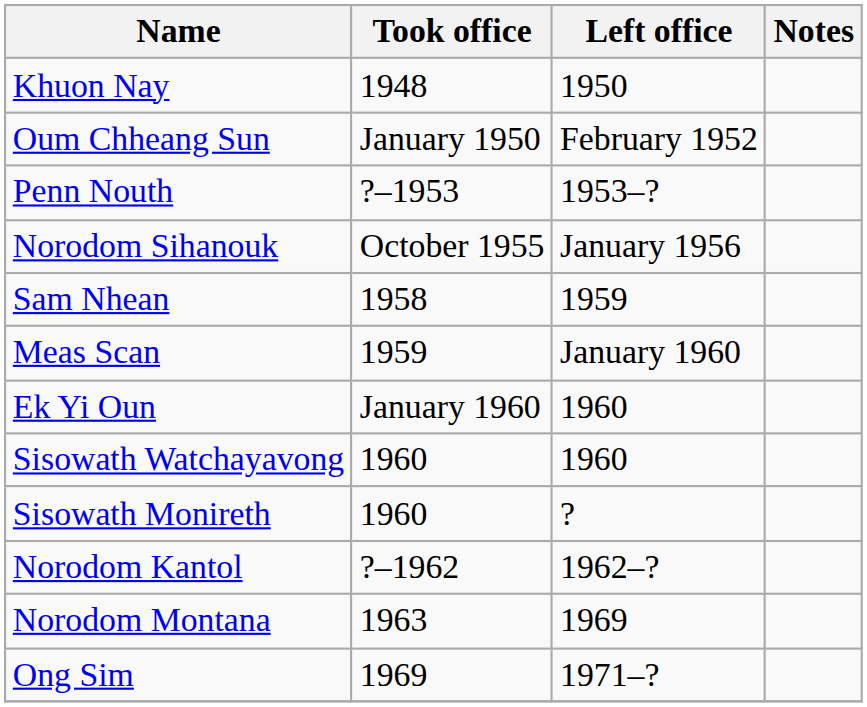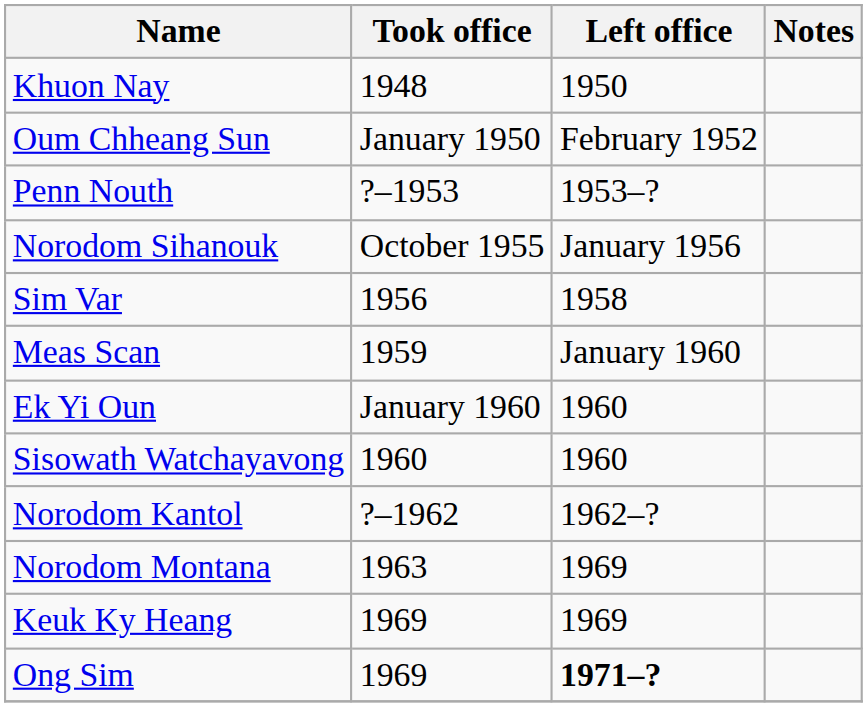+ row: (67, 298)
- row: (91, 298)
- row: (142, 513)
+ row: (123, 620)
(610, 673) normal -> (611, 673) bold
